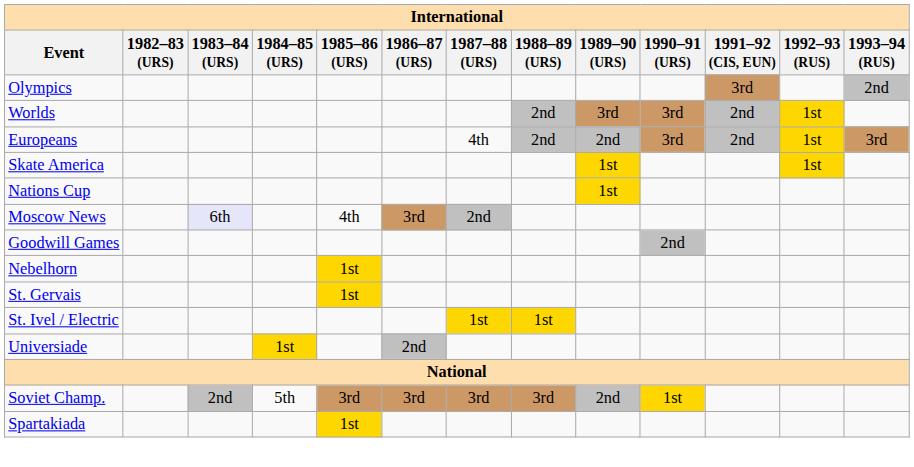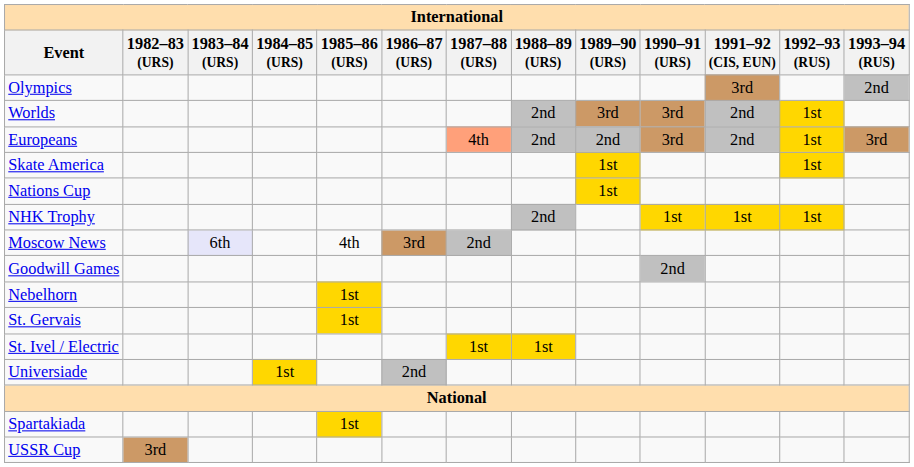(479, 139) no background -> (479, 139) lightsalmon background
+ row: (52, 216)
- row: (57, 398)
+ row: (44, 449)
